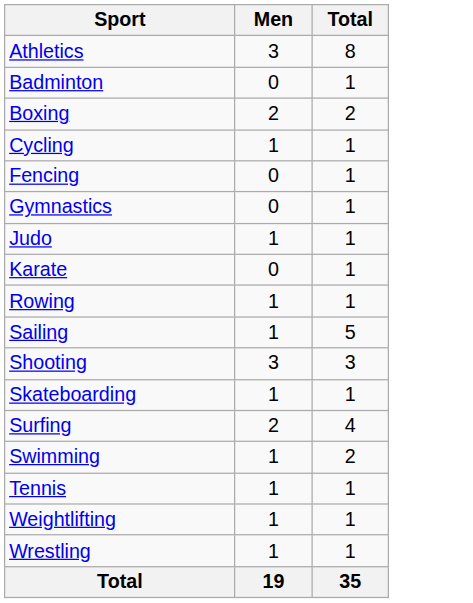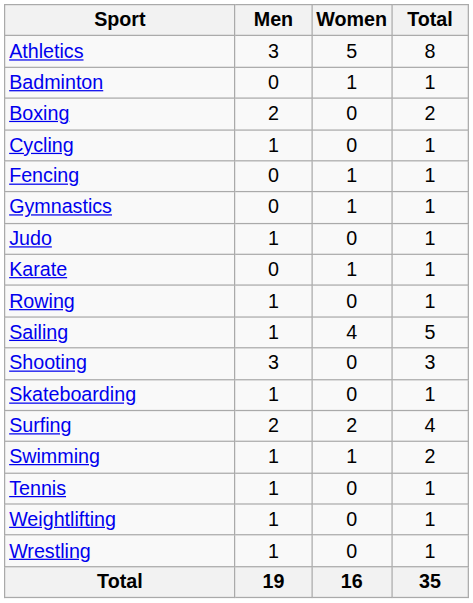+ column: (352, 20)
